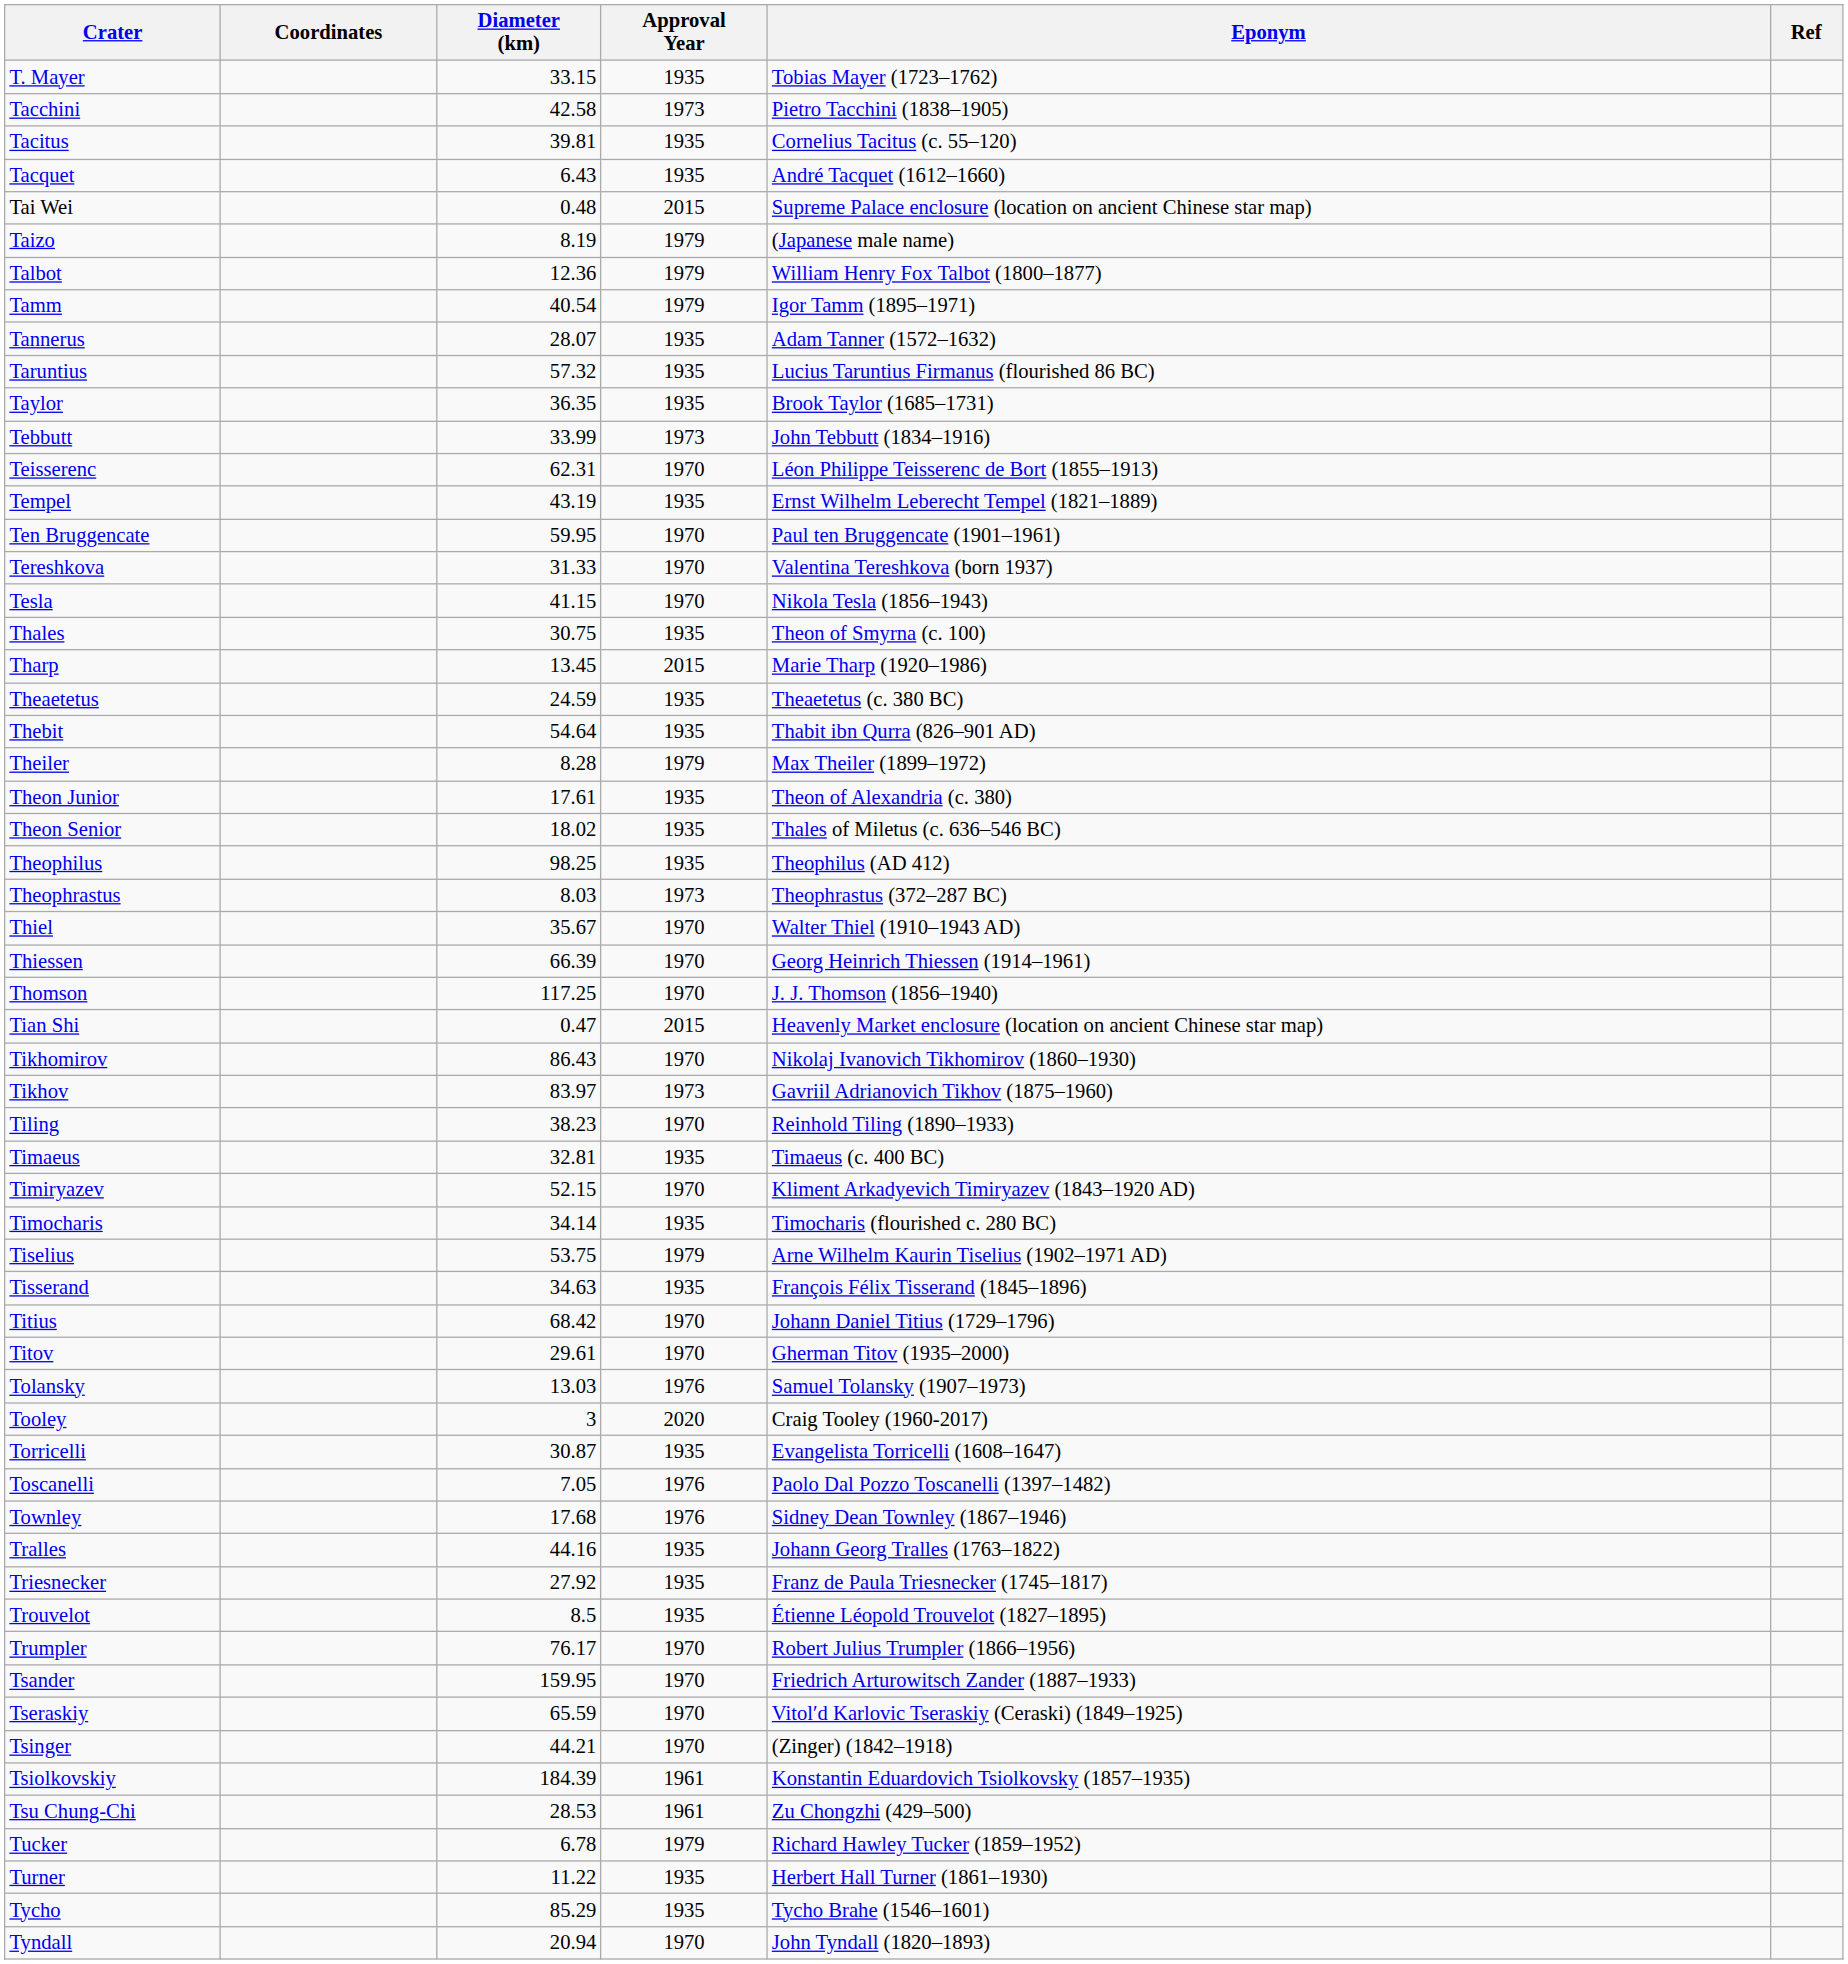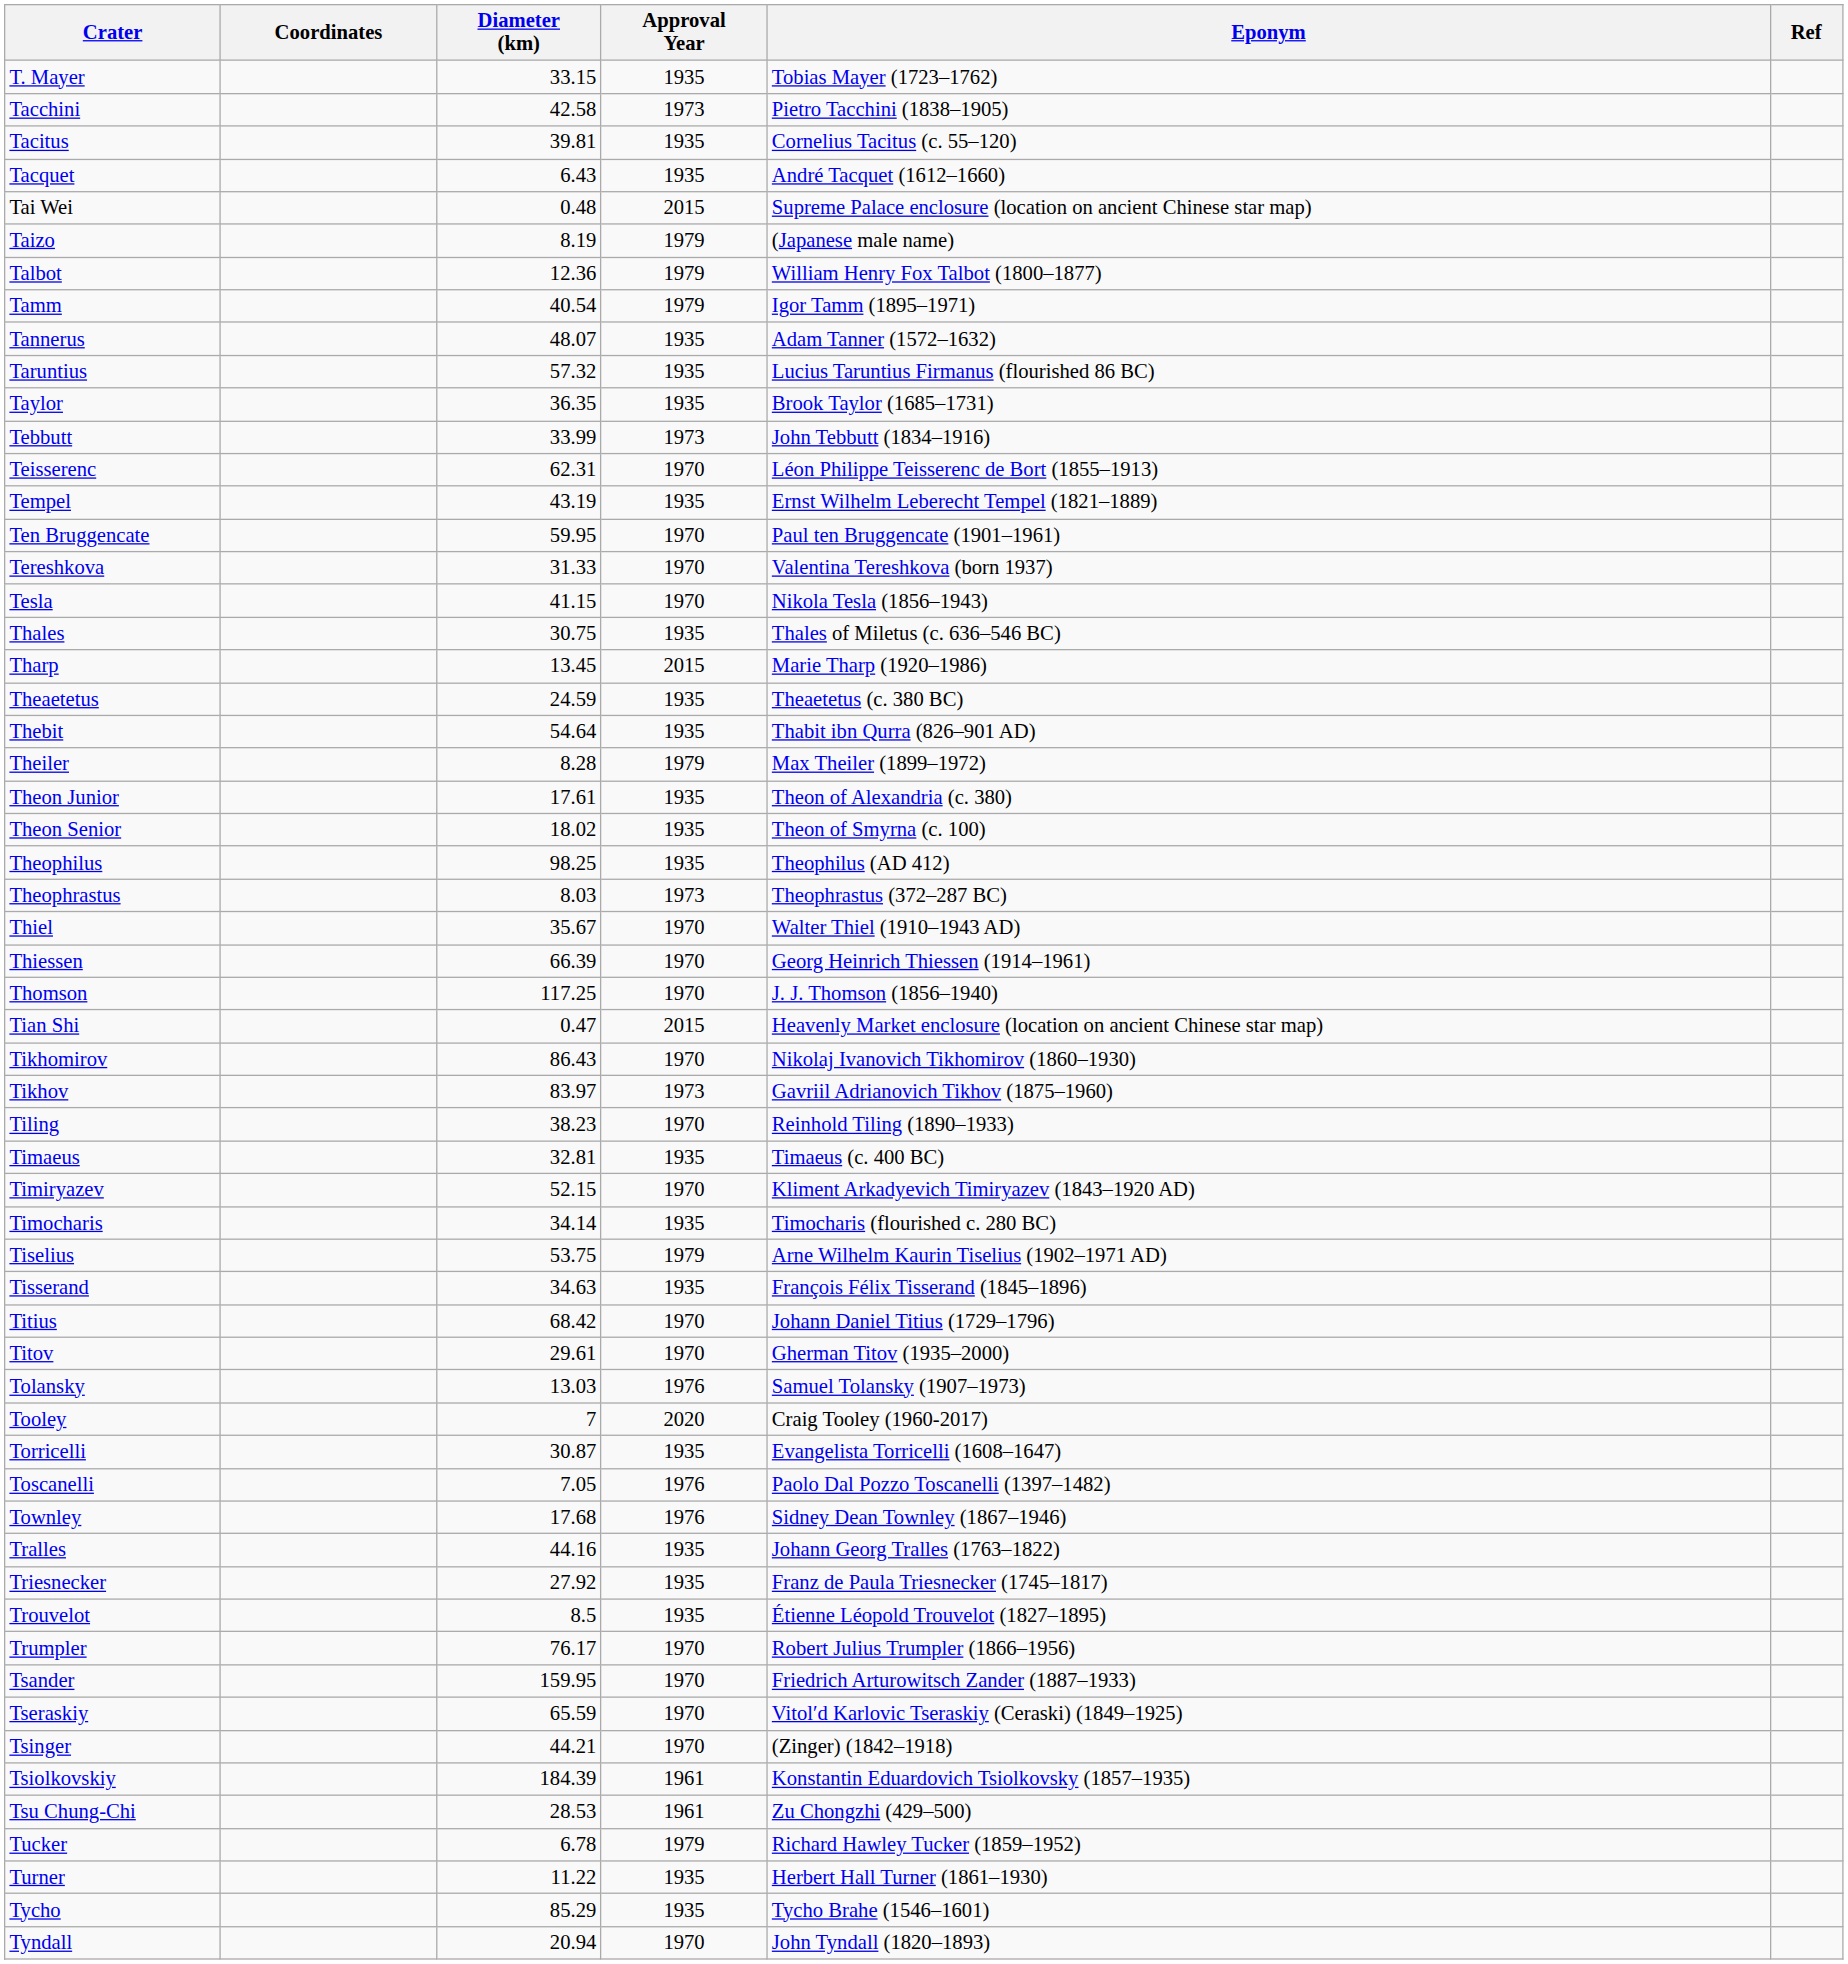(573, 338) 28.07 -> (573, 338) 48.07
(879, 633) Theon of Smyrna (c. 100) -> (916, 633) Thales of Miletus (c. 636–546 BC)
(916, 829) Thales of Miletus (c. 636–546 BC) -> (879, 829) Theon of Smyrna (c. 100)
(591, 1418) 3 -> (591, 1418) 7
